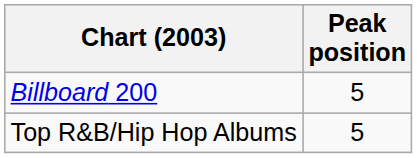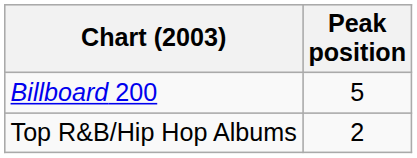(357, 132) 5 -> (357, 132) 2
